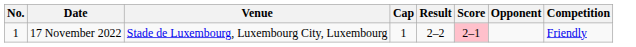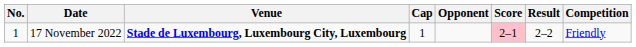columns swapped: (516, 13) <-> (436, 13)
(257, 32) normal -> (266, 32) bold
